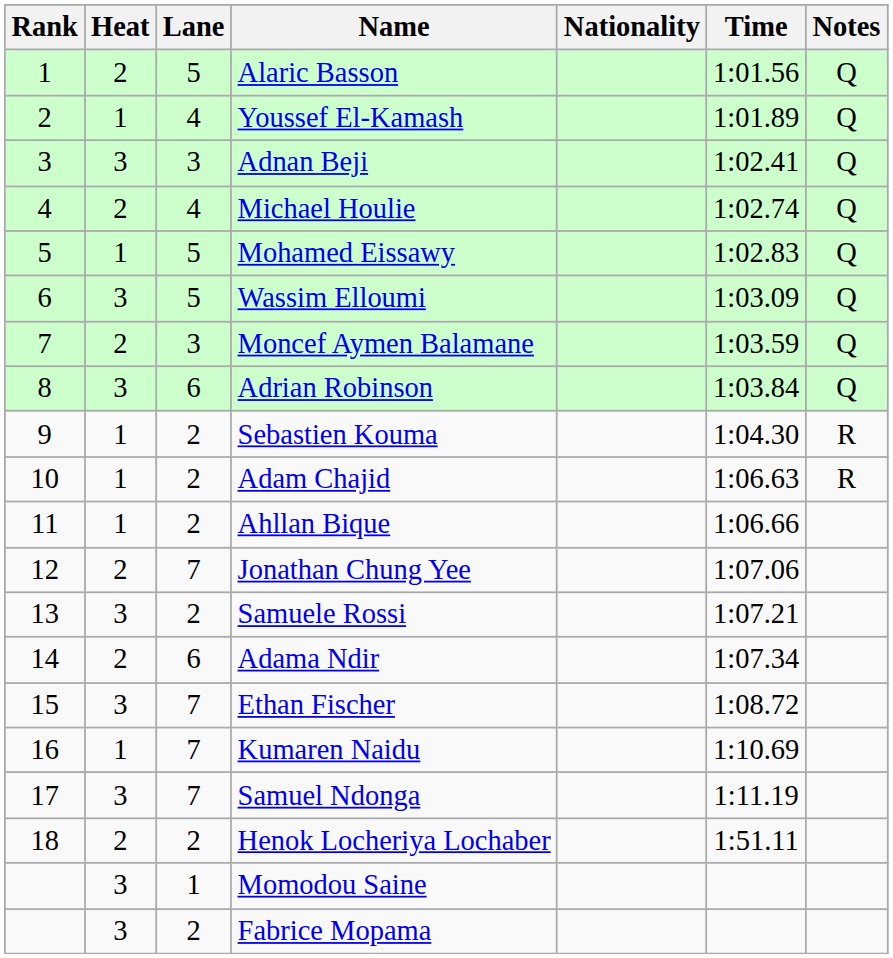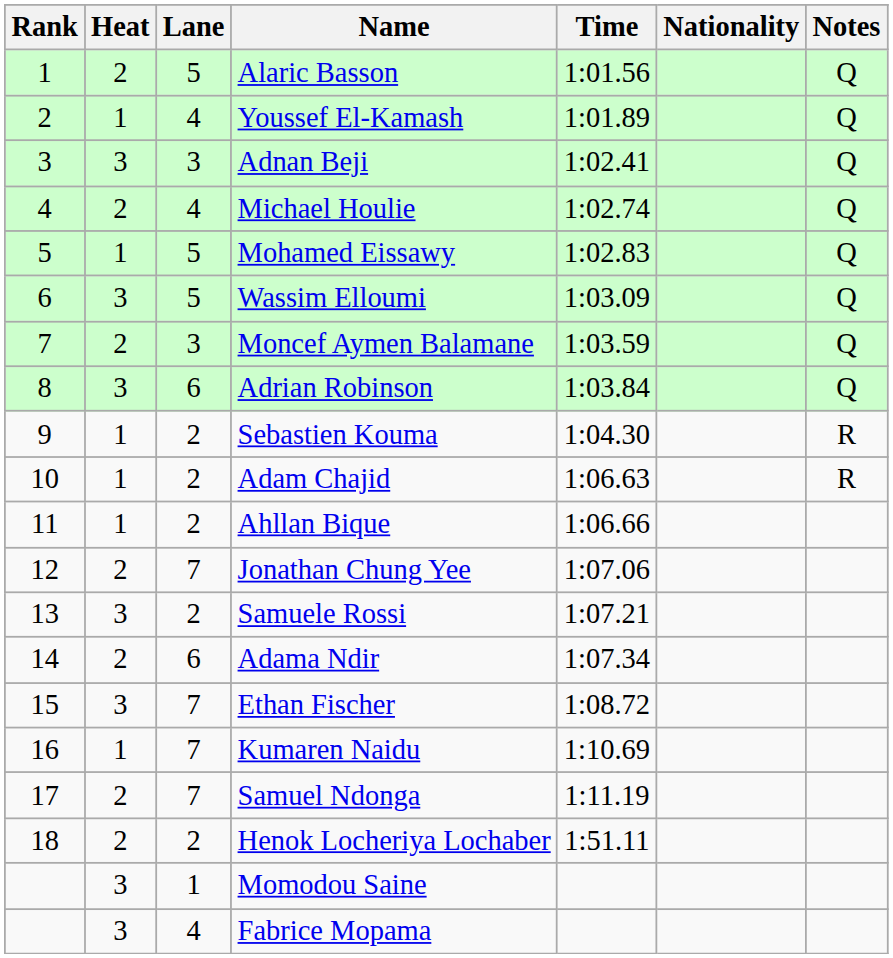columns swapped: (632, 27) <-> (756, 27)
(120, 794) 3 -> (120, 794) 2
(194, 930) 2 -> (194, 930) 4
